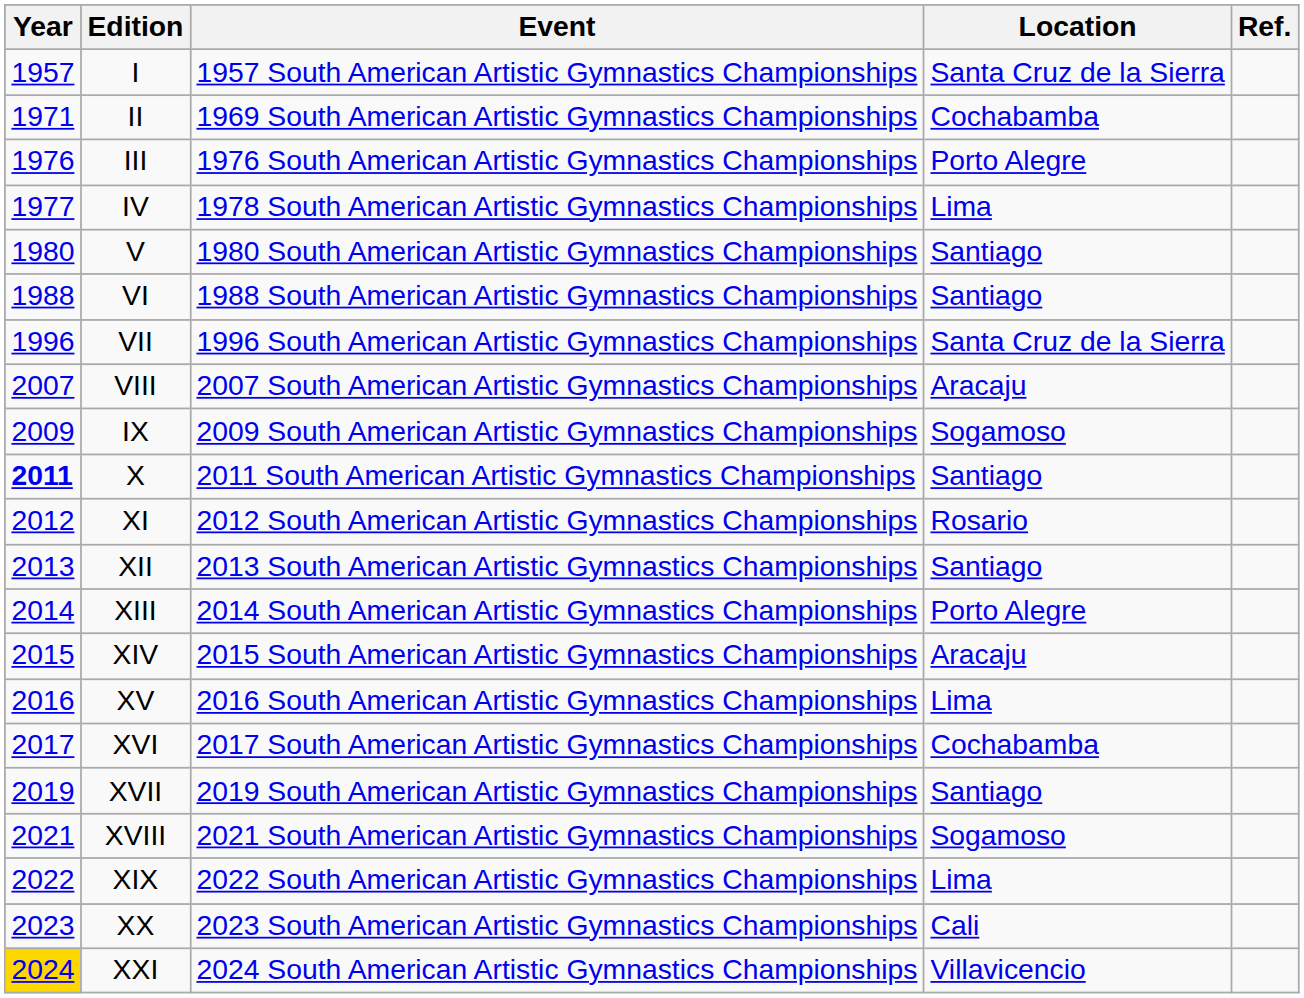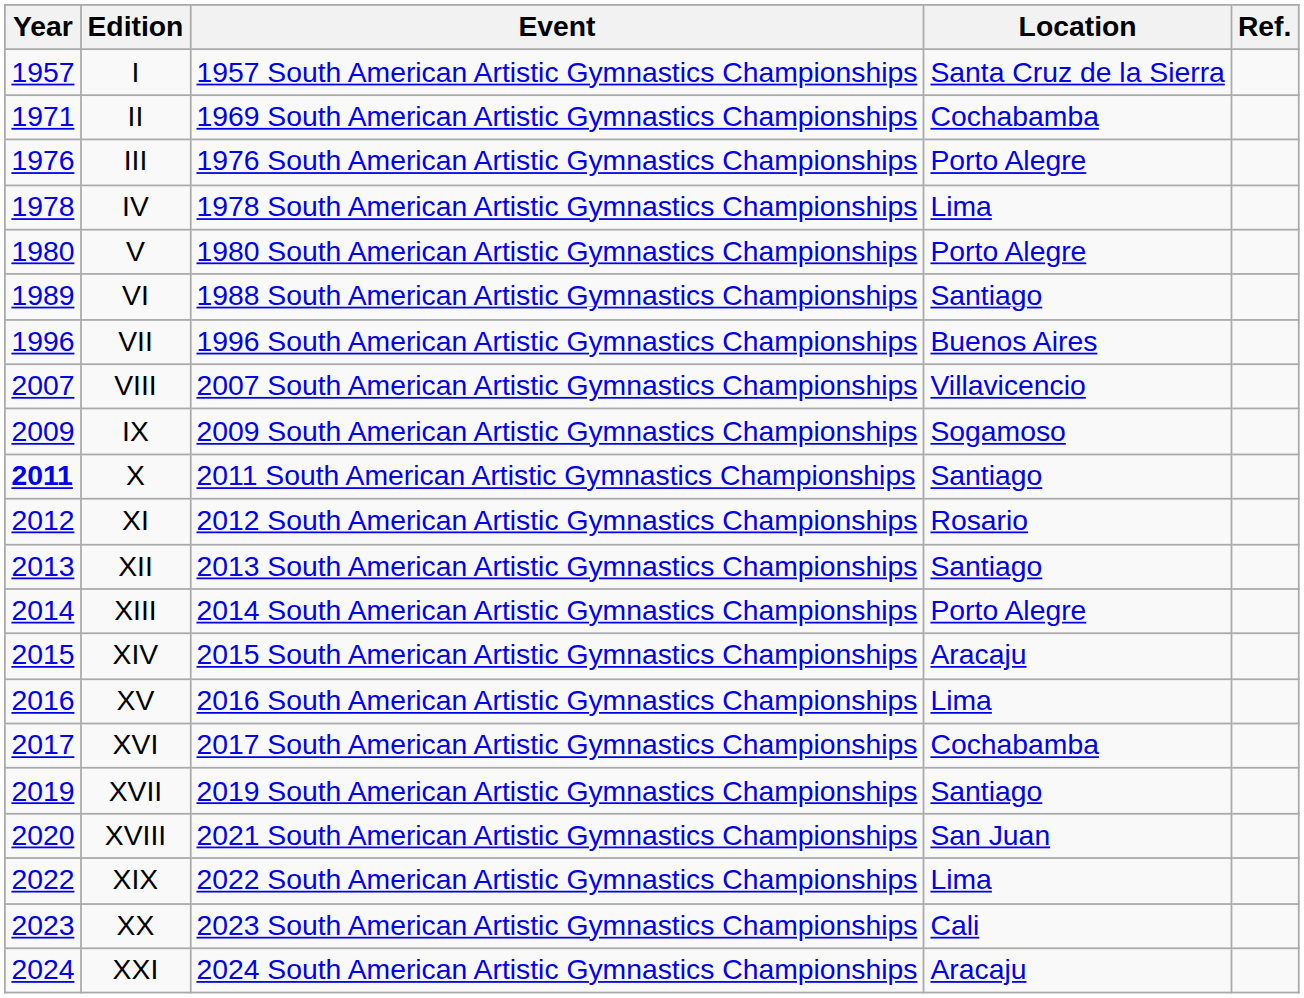(43, 206) 1977 -> (43, 206) 1978
(986, 251) Santiago -> (1008, 251) Porto Alegre
(43, 296) 1988 -> (43, 296) 1989
(1078, 341) Santa Cruz de la Sierra -> (1014, 341) Buenos Aires
(978, 386) Aracaju -> (1008, 386) Villavicencio
(43, 835) 2021 -> (43, 835) 2020
(998, 835) Sogamoso -> (990, 835) San Juan
(43, 970) gold background -> (43, 970) no background
(1008, 970) Villavicencio -> (978, 970) Aracaju
